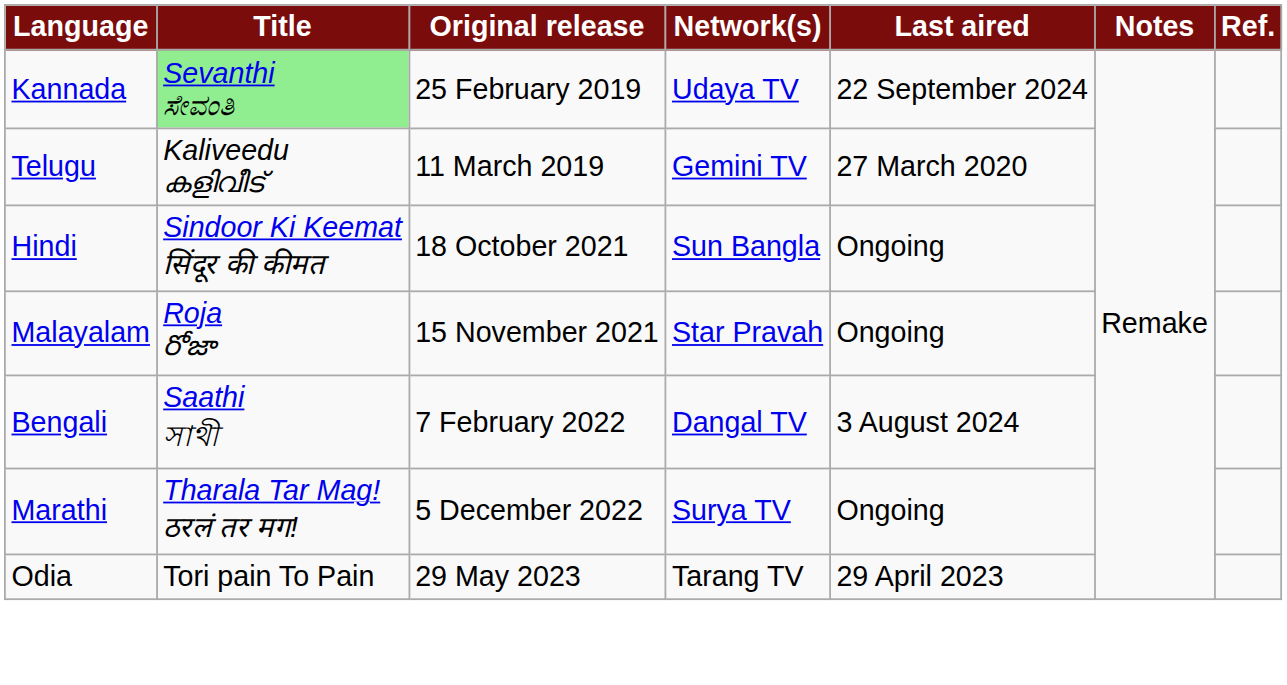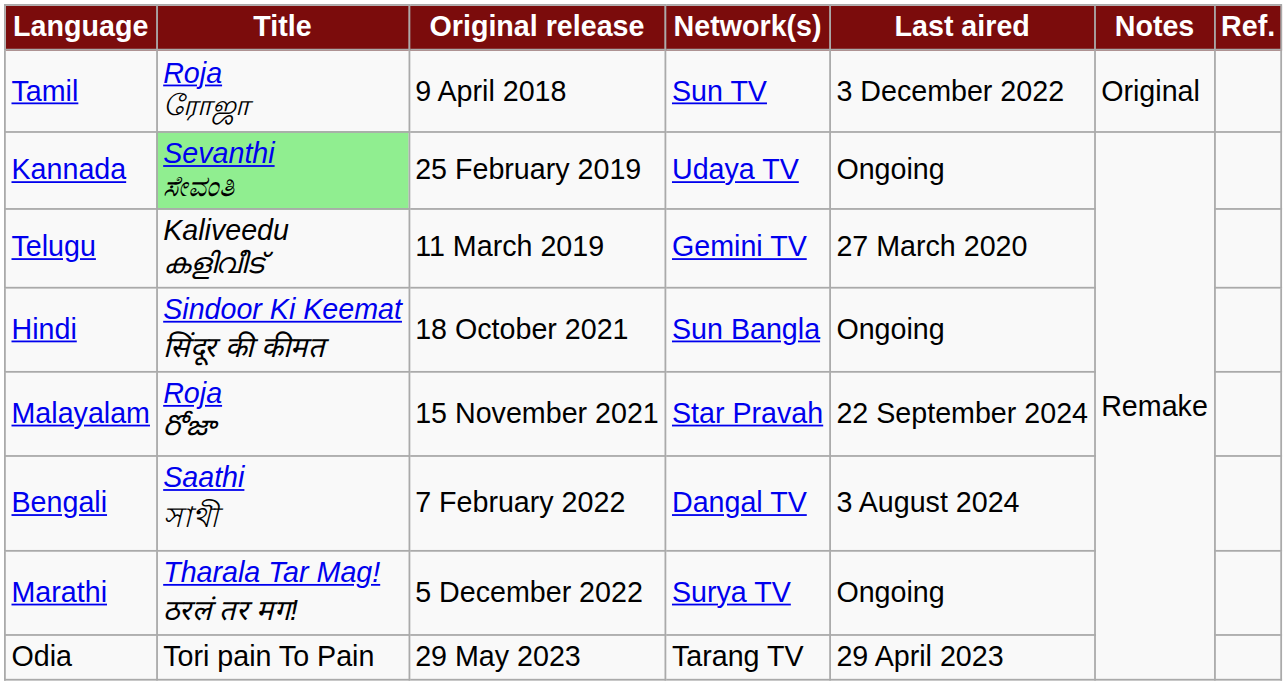+ row: (45, 90)
(962, 88) 22 September 2024 -> (891, 169) Ongoing
(891, 332) Ongoing -> (962, 413) 22 September 2024
